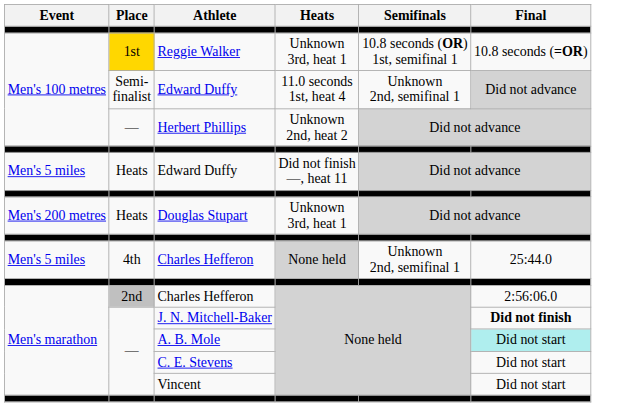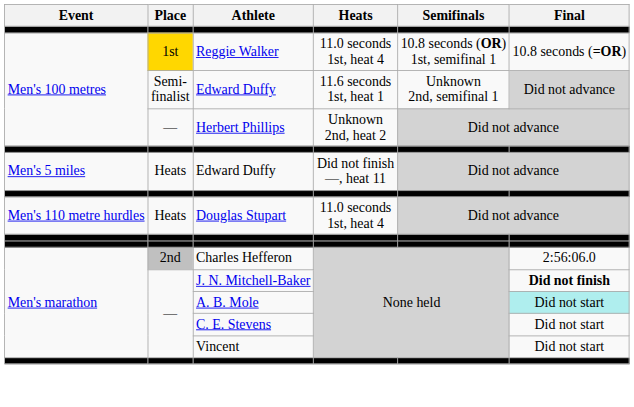(317, 51) Unknown 3rd, heat 1 -> (356, 51) 11.0 seconds 1st, heat 4
(317, 89) 11.0 seconds 1st, heat 4 -> (356, 89) 11.6 seconds 1st, heat 1
(57, 215) Men's 200 metres -> (76, 215) Men's 110 metre hurdles
(317, 215) Unknown 3rd, heat 1 -> (356, 215) 11.0 seconds 1st, heat 4
- row: (132, 259)
